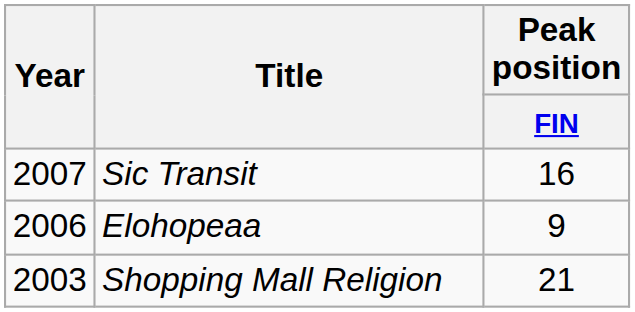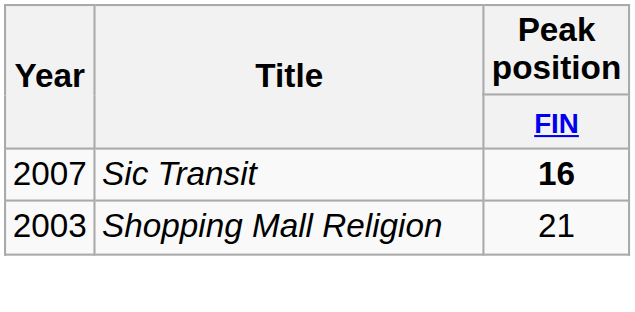(557, 173) normal -> (557, 173) bold
- row: (182, 226)
